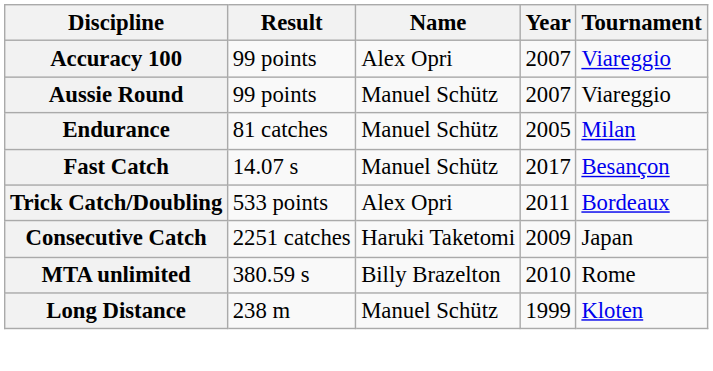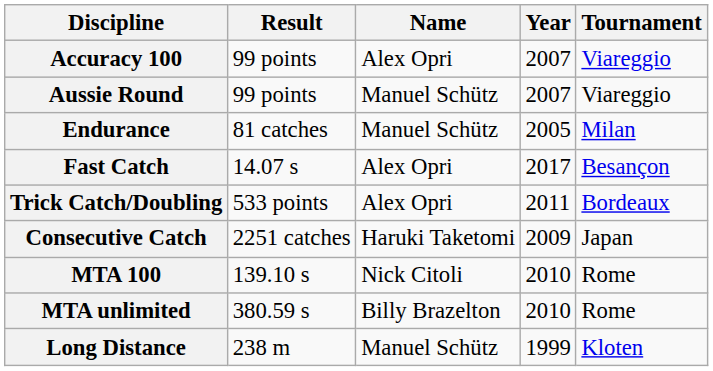(430, 166) Manuel Schütz -> (407, 166) Alex Opri
+ row: (116, 274)
